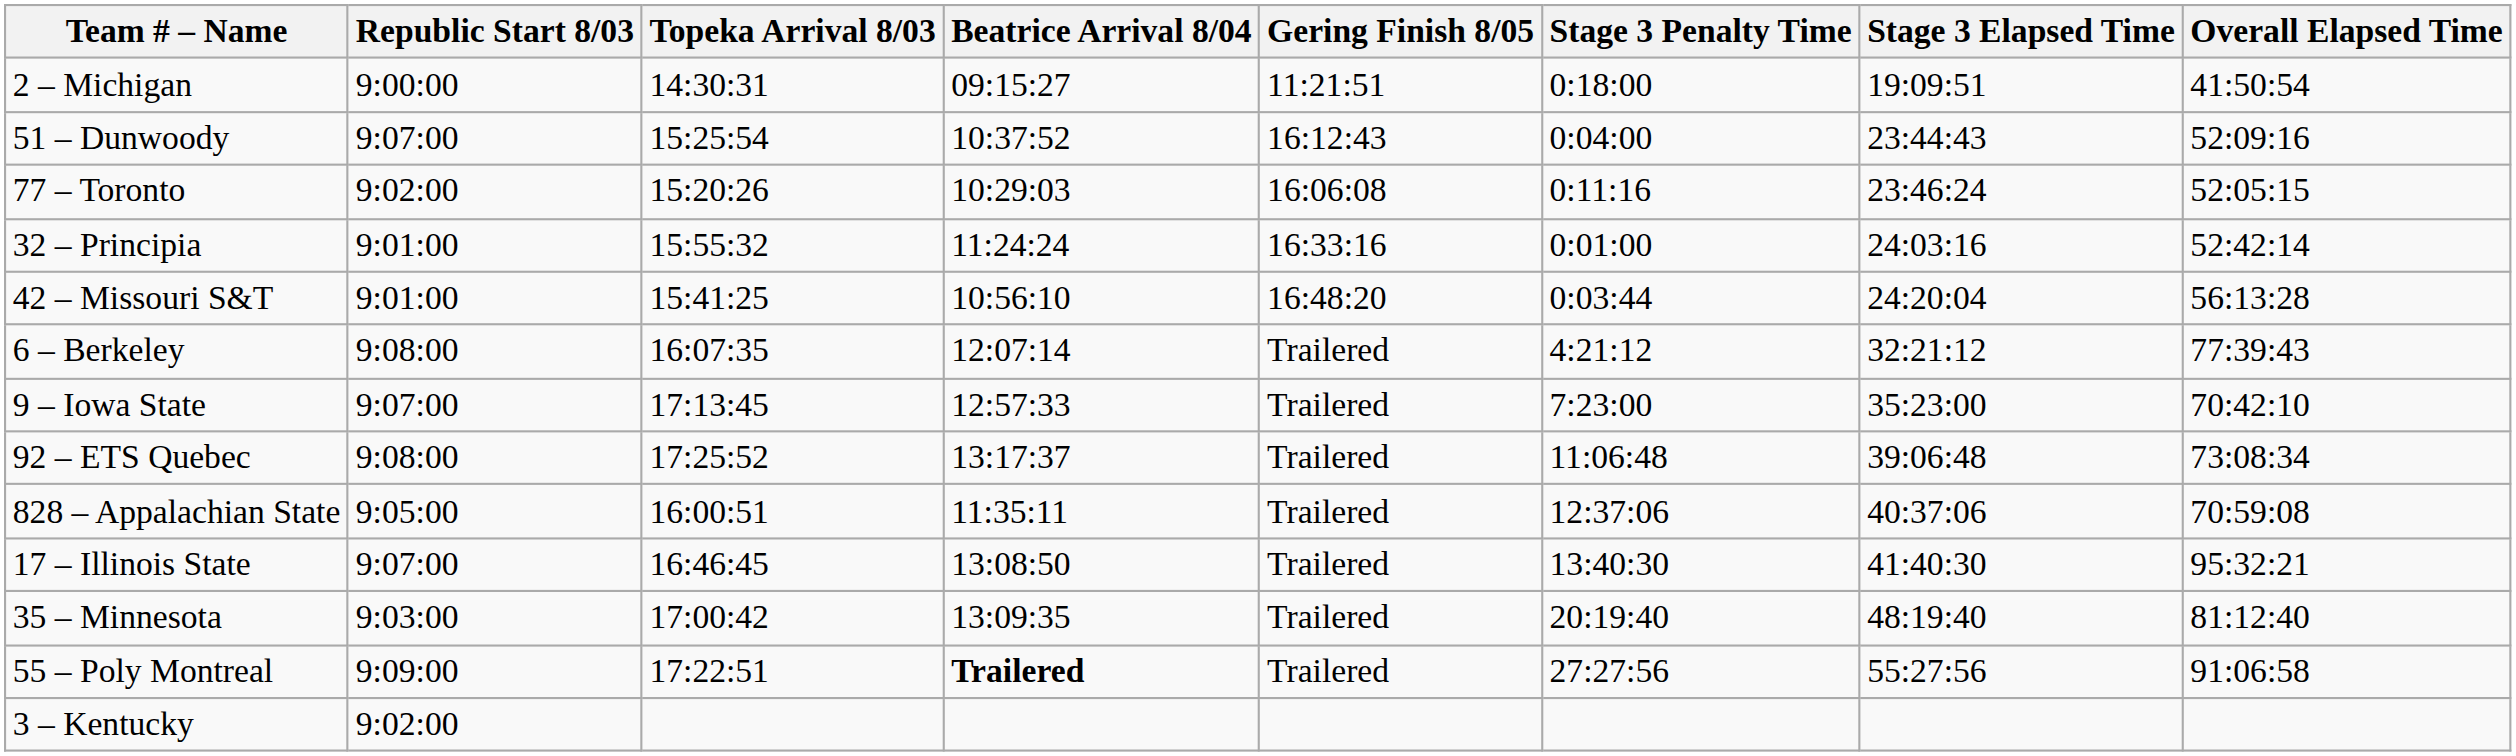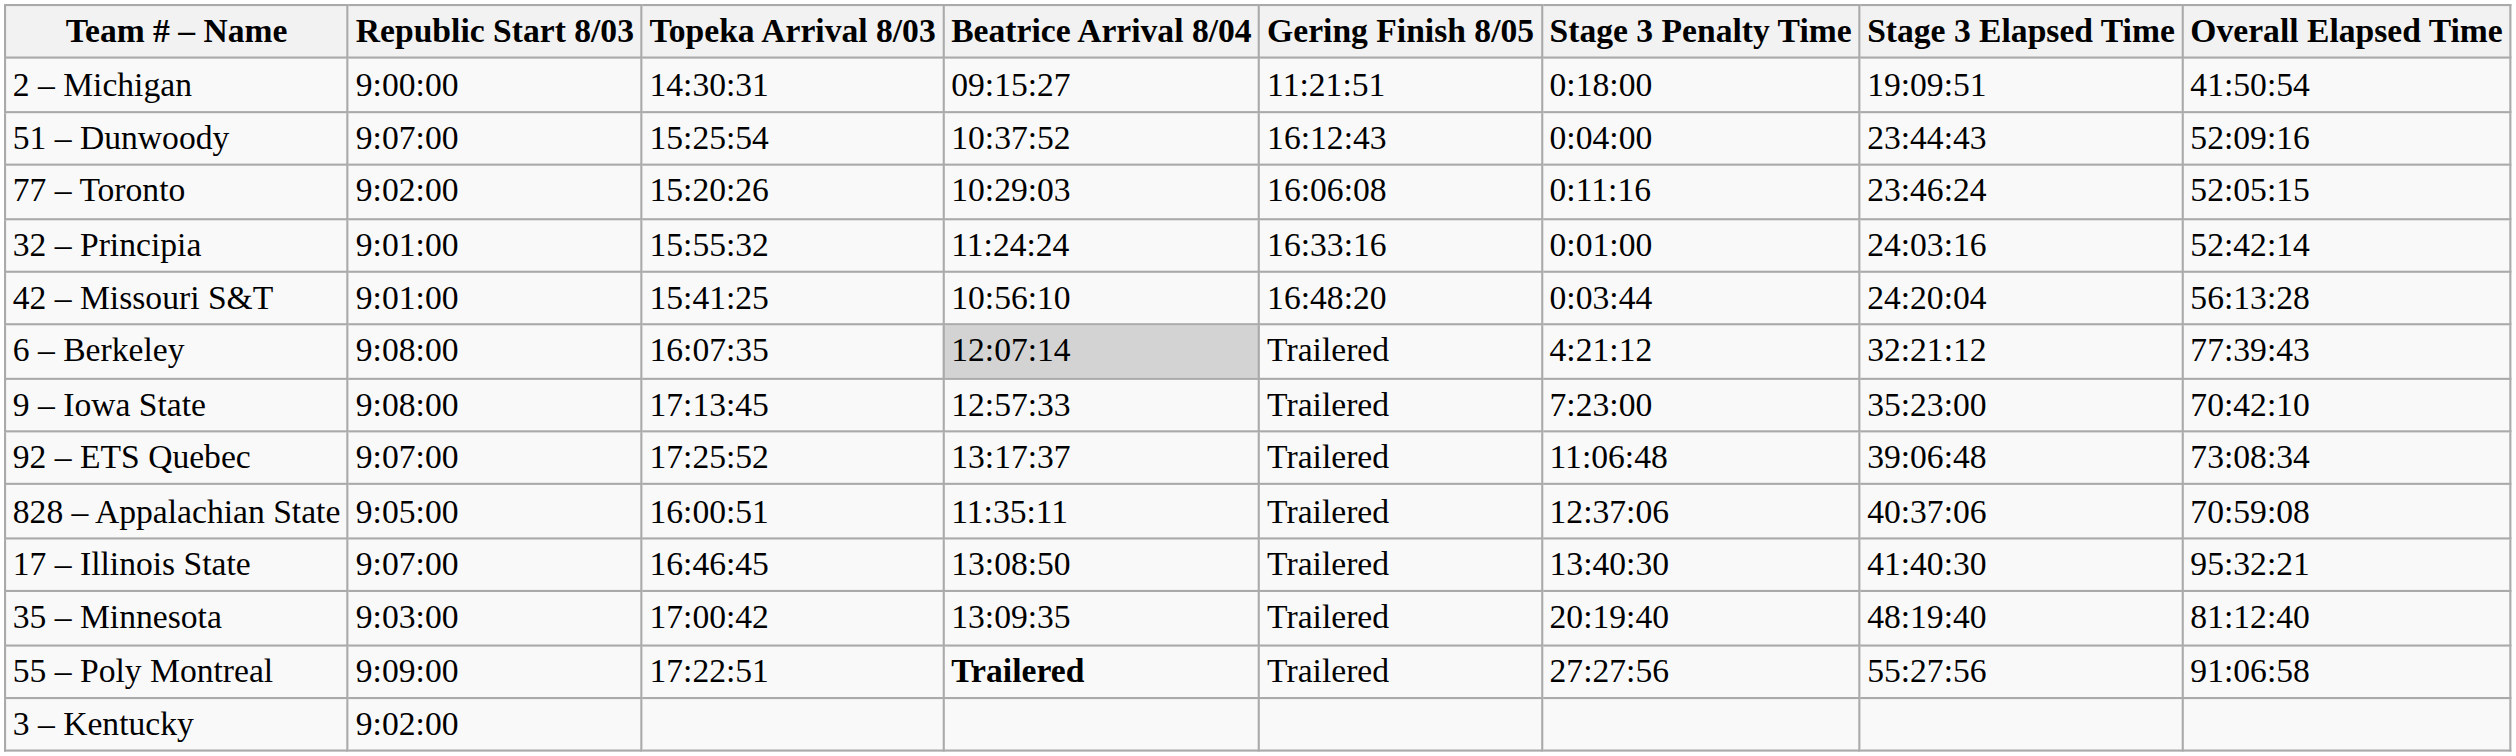(1011, 350) no background -> (1011, 350) lightgrey background
(407, 404) 9:07:00 -> (407, 404) 9:08:00
(407, 457) 9:08:00 -> (407, 457) 9:07:00
